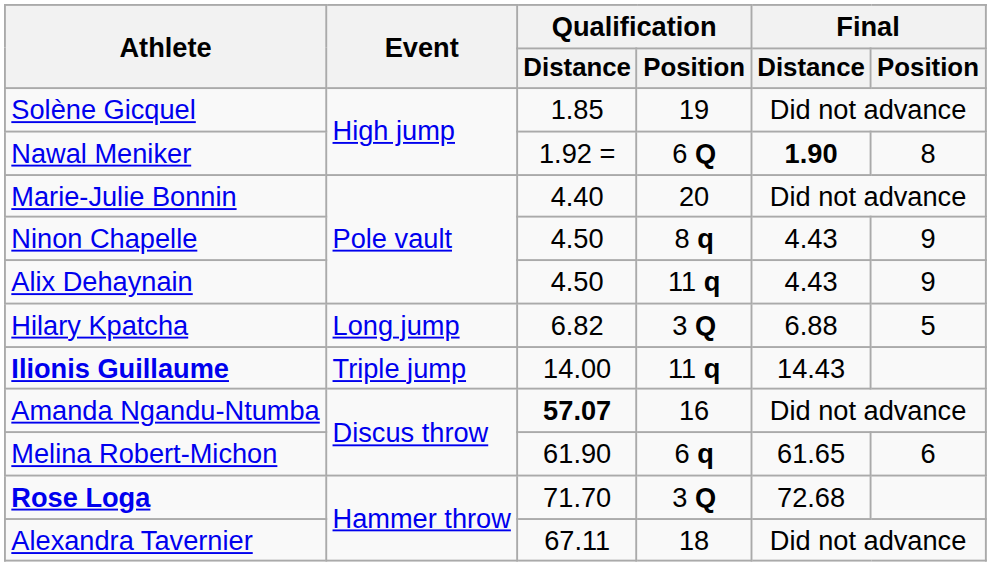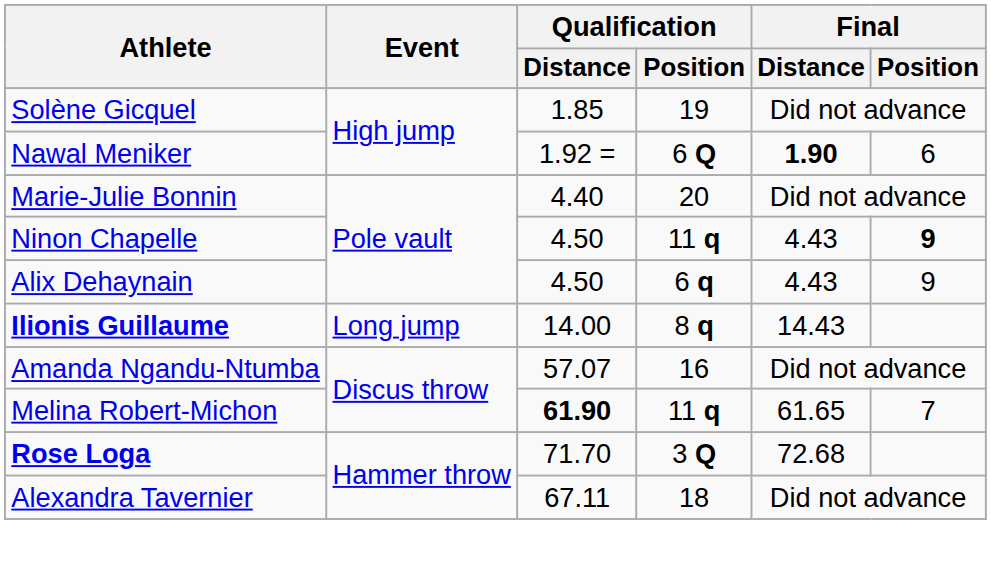(928, 153) 8 -> (928, 153) 6
(694, 239) 8 q -> (694, 239) 11 q
(928, 239) normal -> (928, 239) bold
(694, 282) 11 q -> (694, 282) 6 q
- row: (100, 325)
(399, 368) Triple jump -> (396, 325) Long jump
(694, 368) 11 q -> (694, 325) 8 q
(577, 411) bold -> (577, 368) normal
(577, 454) normal -> (577, 411) bold
(694, 454) 6 q -> (694, 411) 11 q
(928, 454) 6 -> (928, 411) 7
